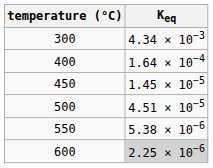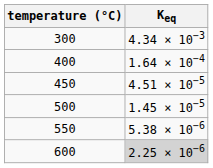(167, 84) 1.45 × 10−5 -> (167, 84) 4.51 × 10−5
(167, 106) 4.51 × 10−5 -> (167, 106) 1.45 × 10−5
